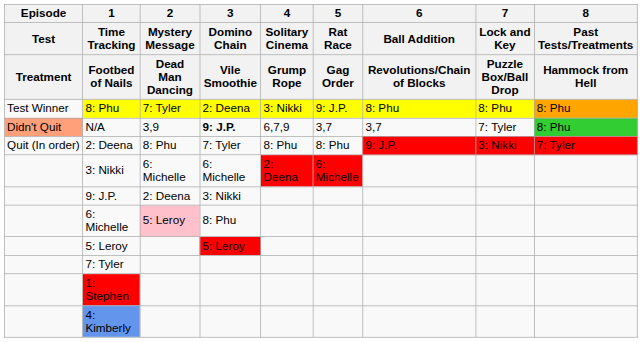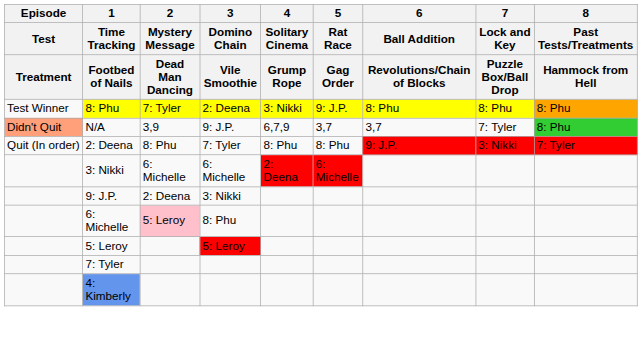(219, 127) bold -> (218, 127) normal
- row: (107, 289)
